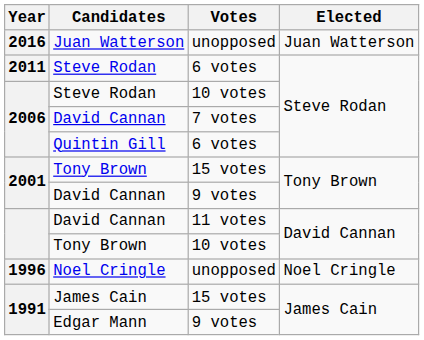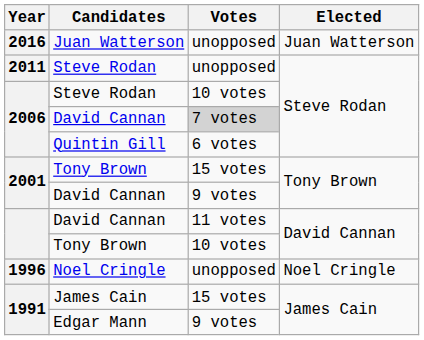(224, 68) 6 votes -> (234, 68) unopposed
(224, 119) no background -> (224, 119) lightgrey background
